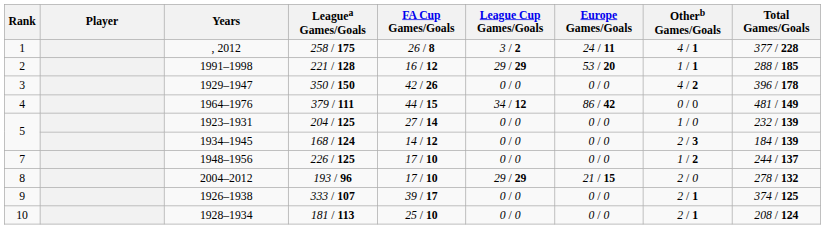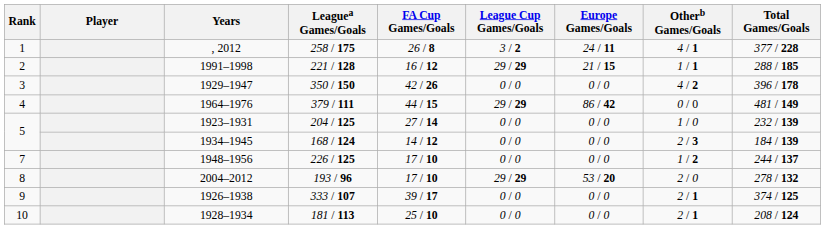(599, 67) 53 / 20 -> (599, 67) 21 / 15
(510, 104) 34 / 12 -> (510, 104) 29 / 29
(599, 178) 21 / 15 -> (599, 178) 53 / 20
